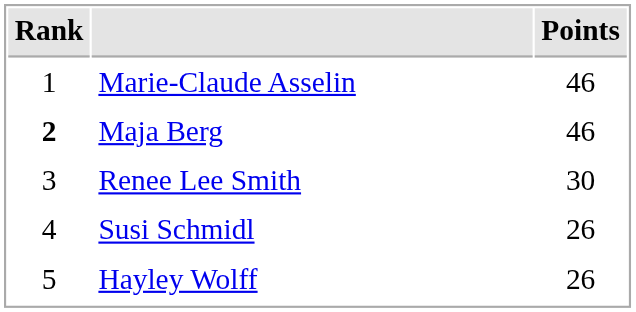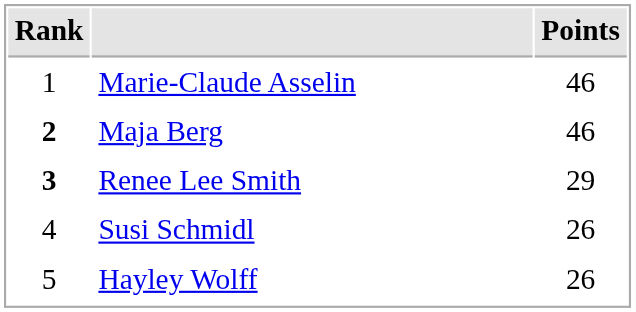(49, 181) normal -> (49, 181) bold
(581, 181) 30 -> (581, 181) 29
